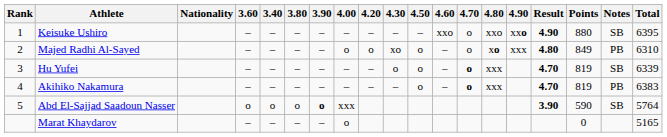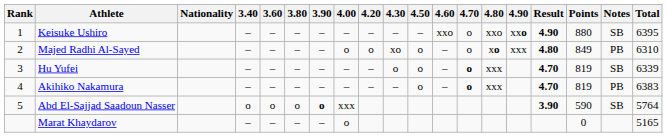columns swapped: (273, 14) <-> (248, 14)
